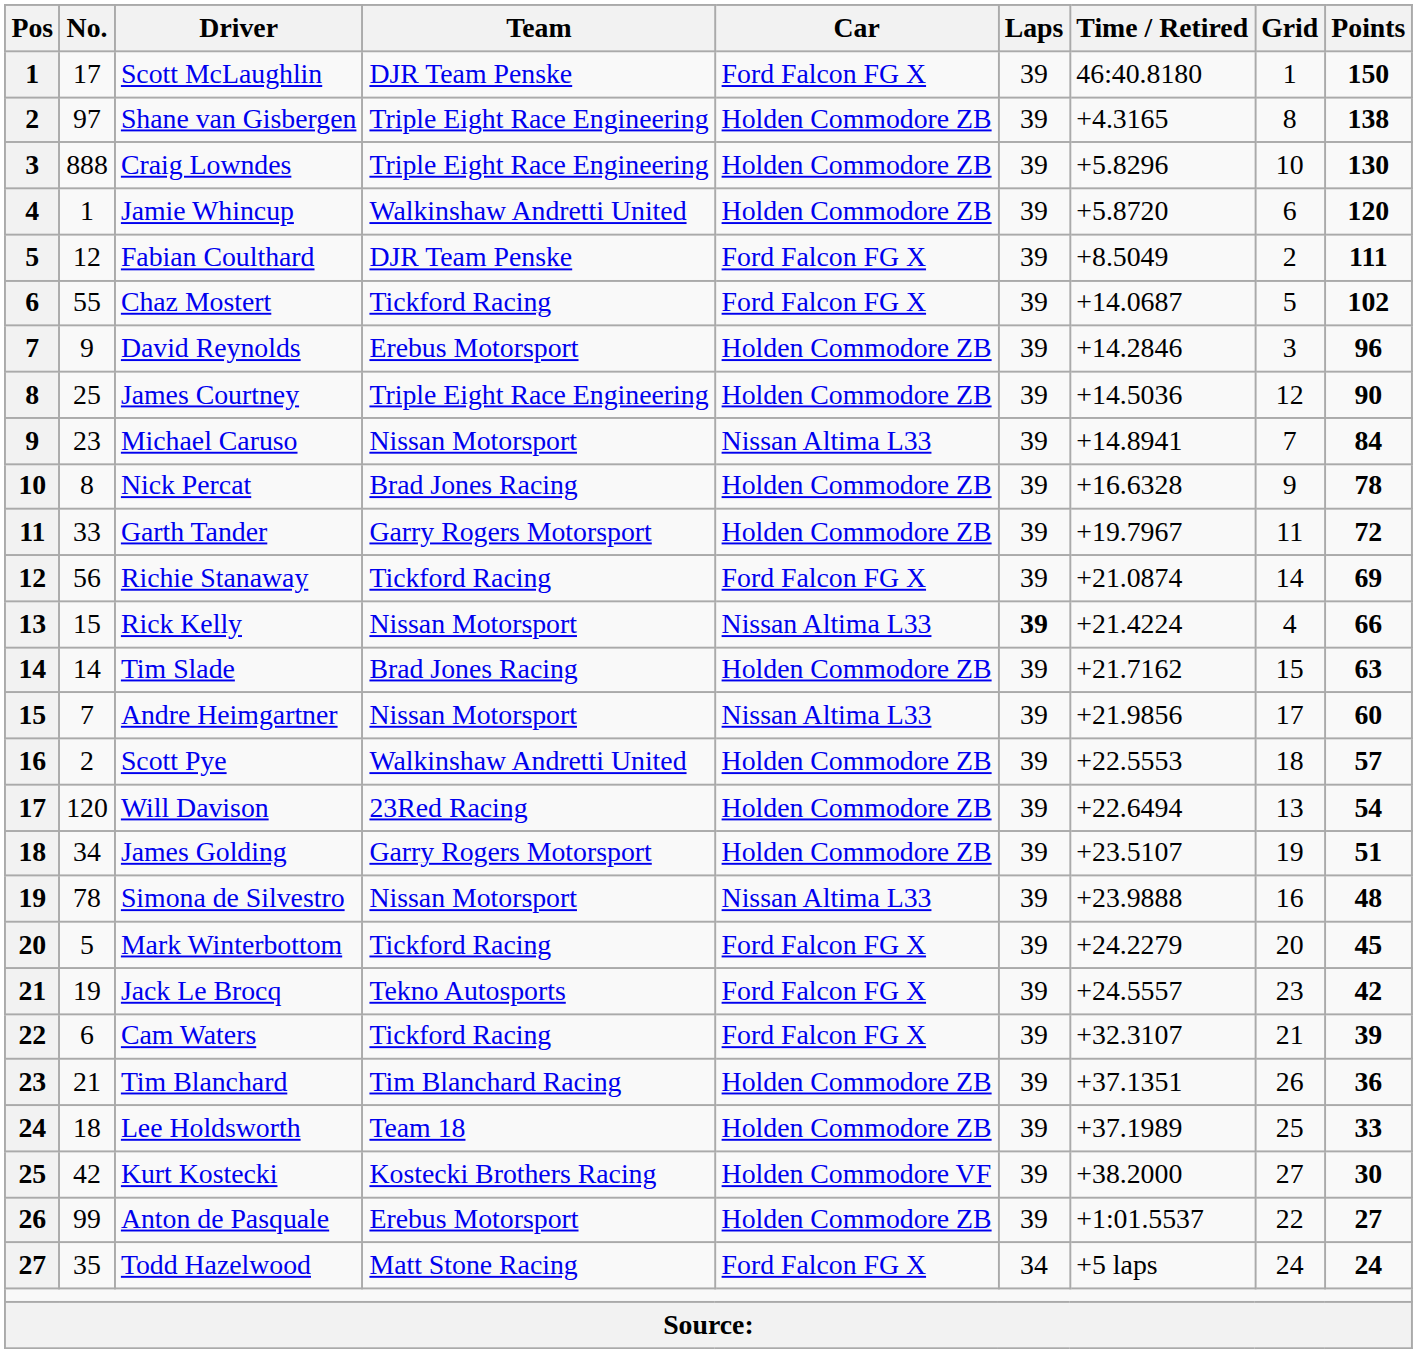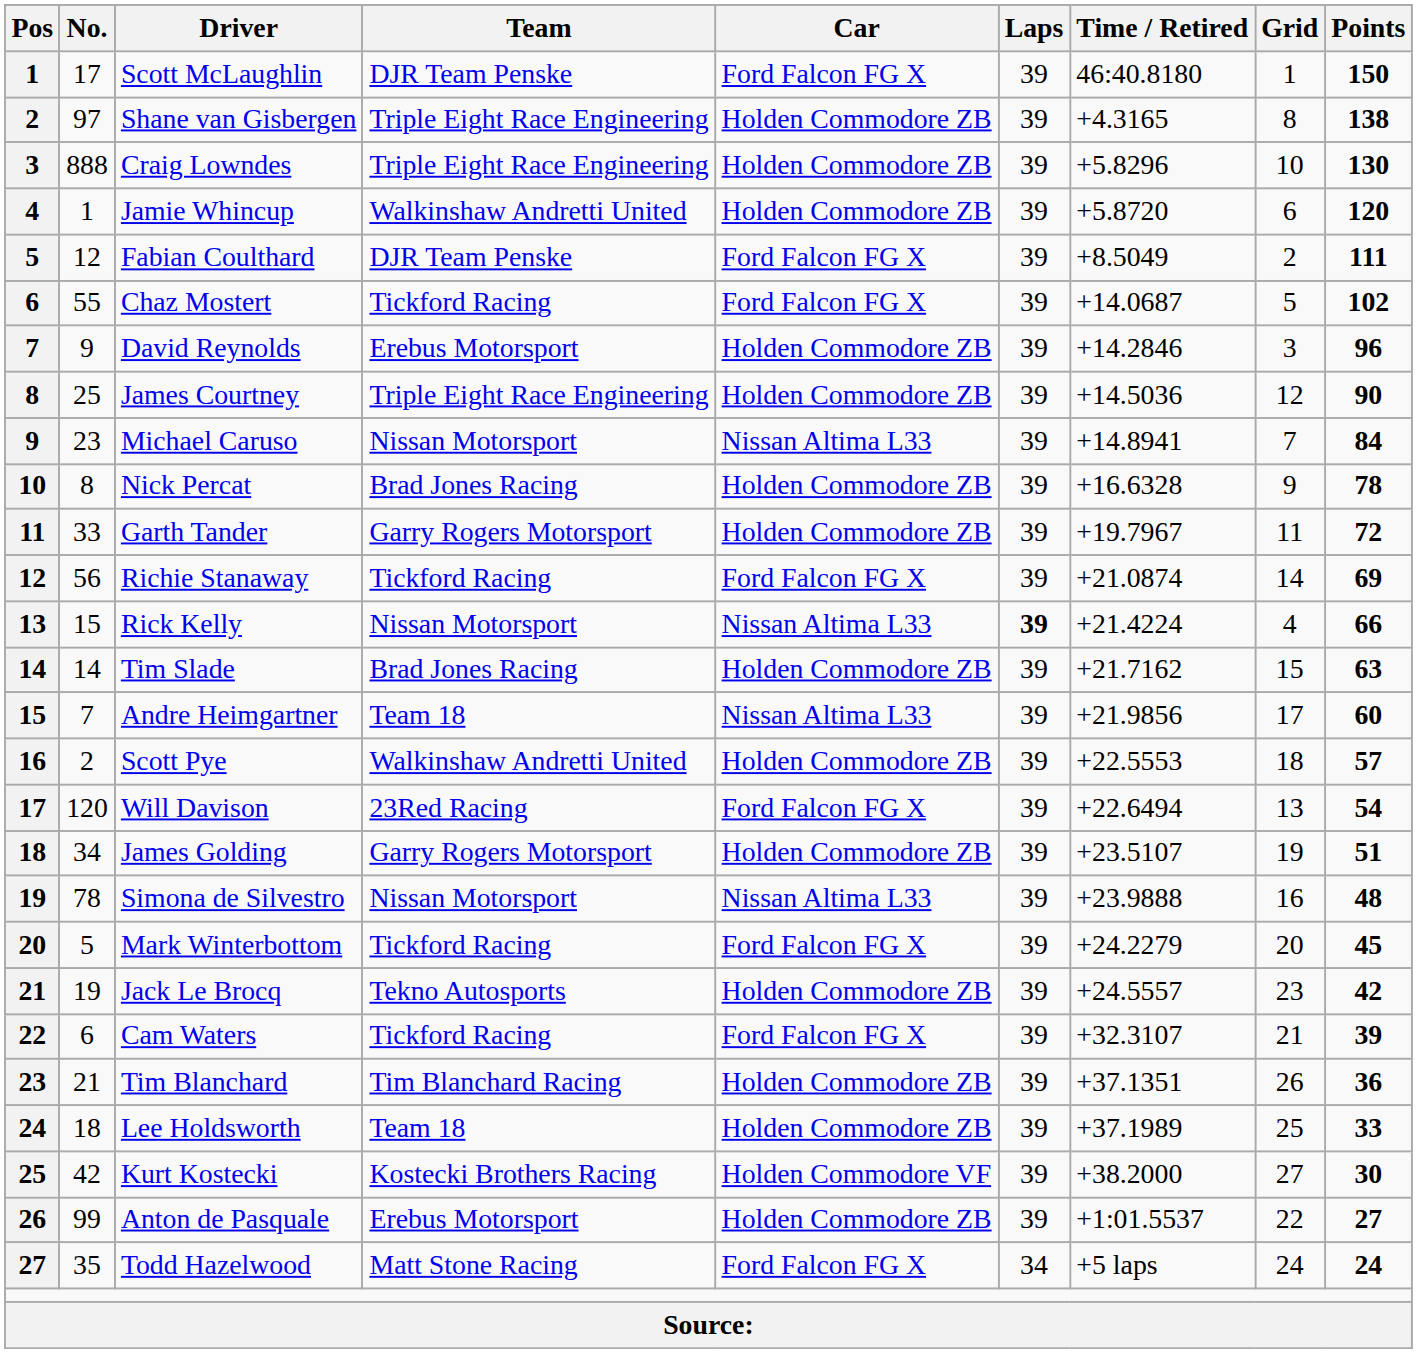(473, 715) Nissan Motorsport -> (417, 715) Team 18
(857, 807) Holden Commodore ZB -> (824, 807) Ford Falcon FG X
(824, 990) Ford Falcon FG X -> (857, 990) Holden Commodore ZB
